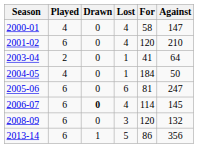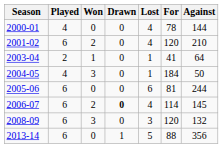+ column: (93, 12)
(147, 27) 58 -> (171, 27) 78
(175, 27) 147 -> (199, 27) 144
(175, 89) 247 -> (199, 89) 244
(147, 136) 86 -> (171, 136) 88
